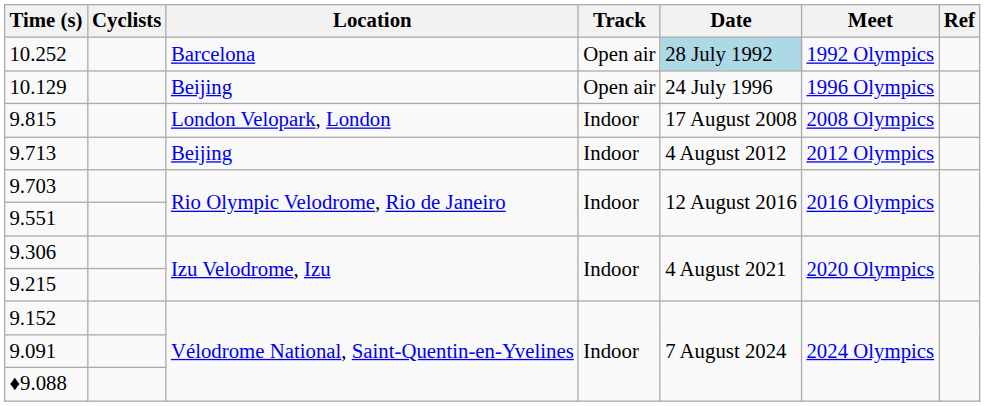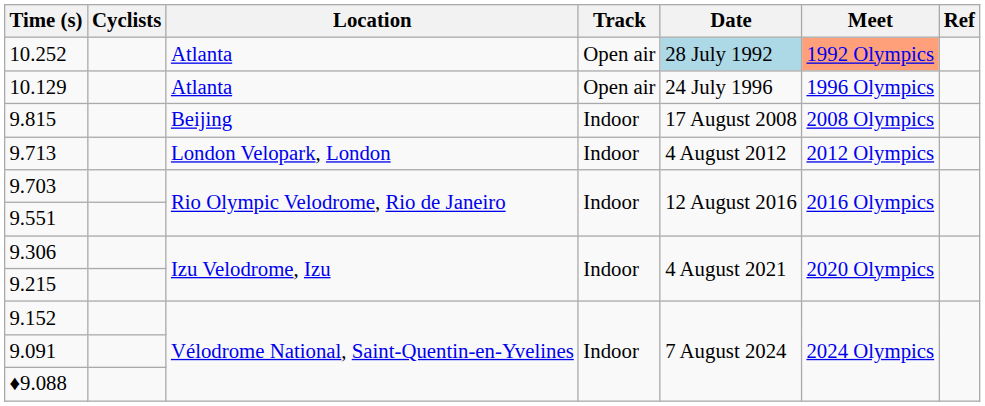(213, 53) Barcelona -> (202, 53) Atlanta
(870, 53) no background -> (870, 53) lightsalmon background
(202, 86) Beijing -> (202, 86) Atlanta
(281, 119) London Velopark, London -> (202, 119) Beijing
(202, 152) Beijing -> (281, 152) London Velopark, London
